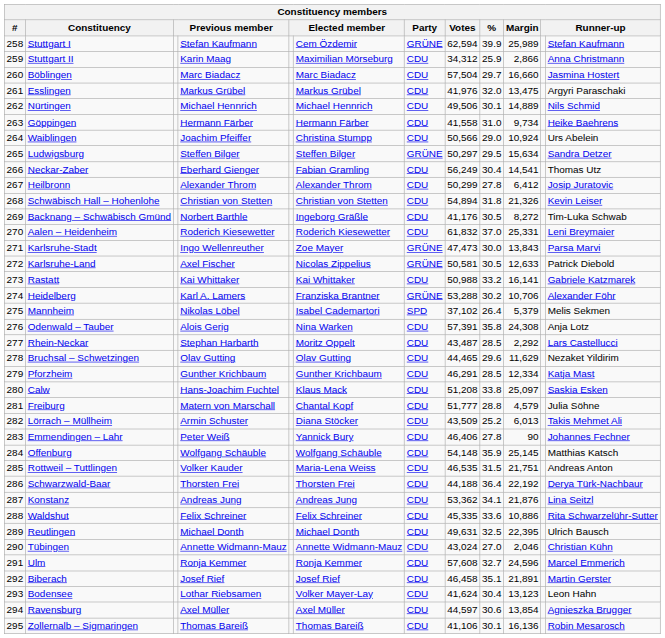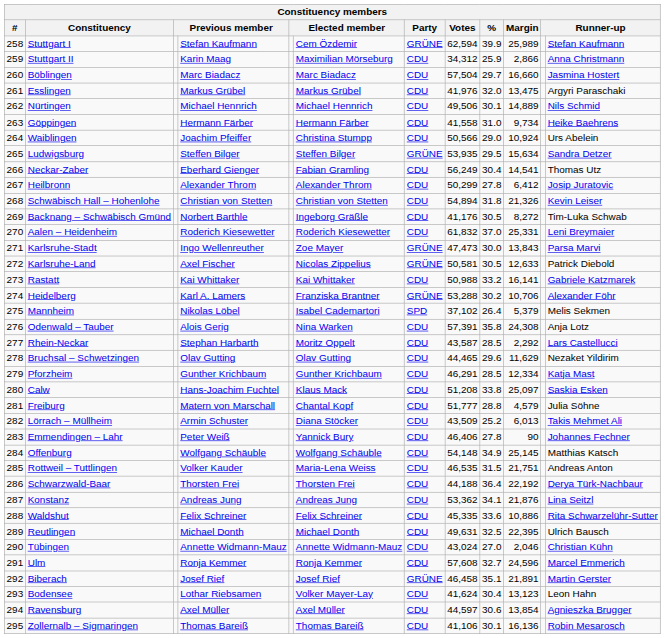(462, 153) 50,297 -> (462, 153) 53,935
(462, 342) 43,487 -> (462, 342) 43,587
(492, 452) 35.9 -> (492, 452) 34.9
(418, 578) CDU -> (425, 578) GRÜNE
